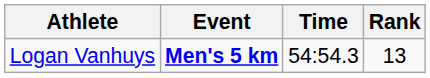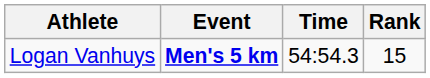(395, 55) 13 -> (395, 55) 15
